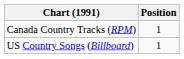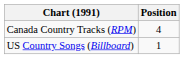(159, 29) 1 -> (159, 29) 4
